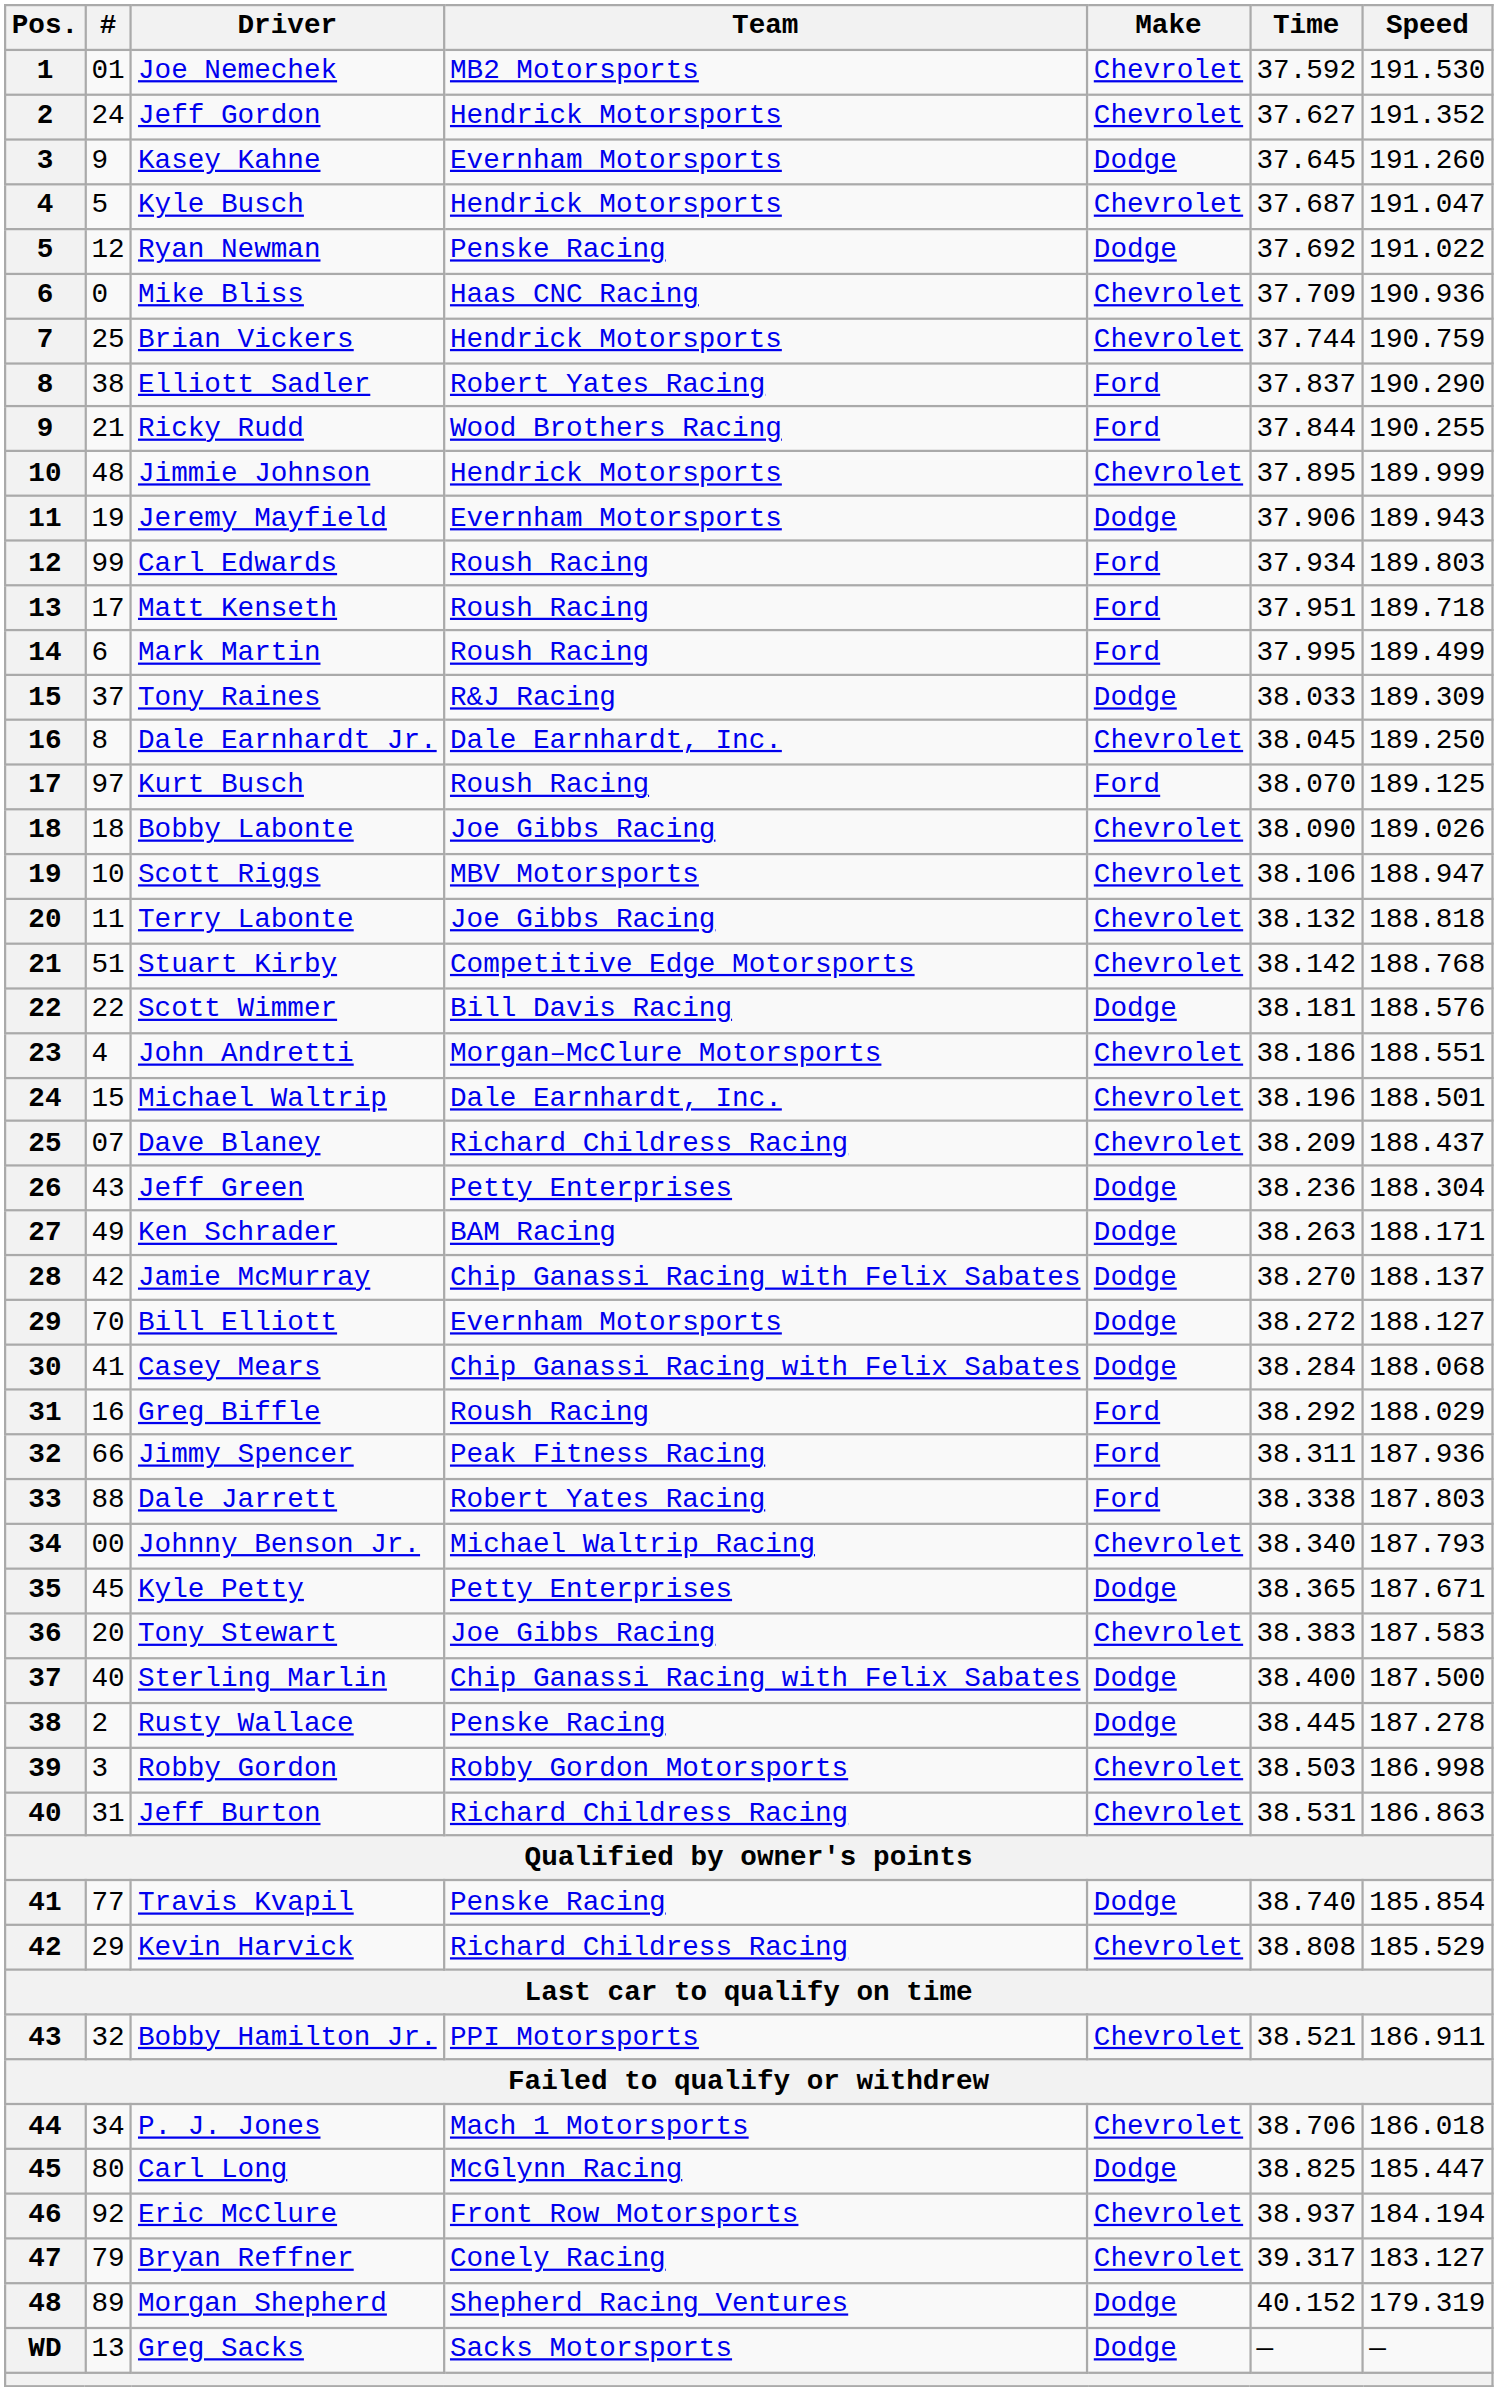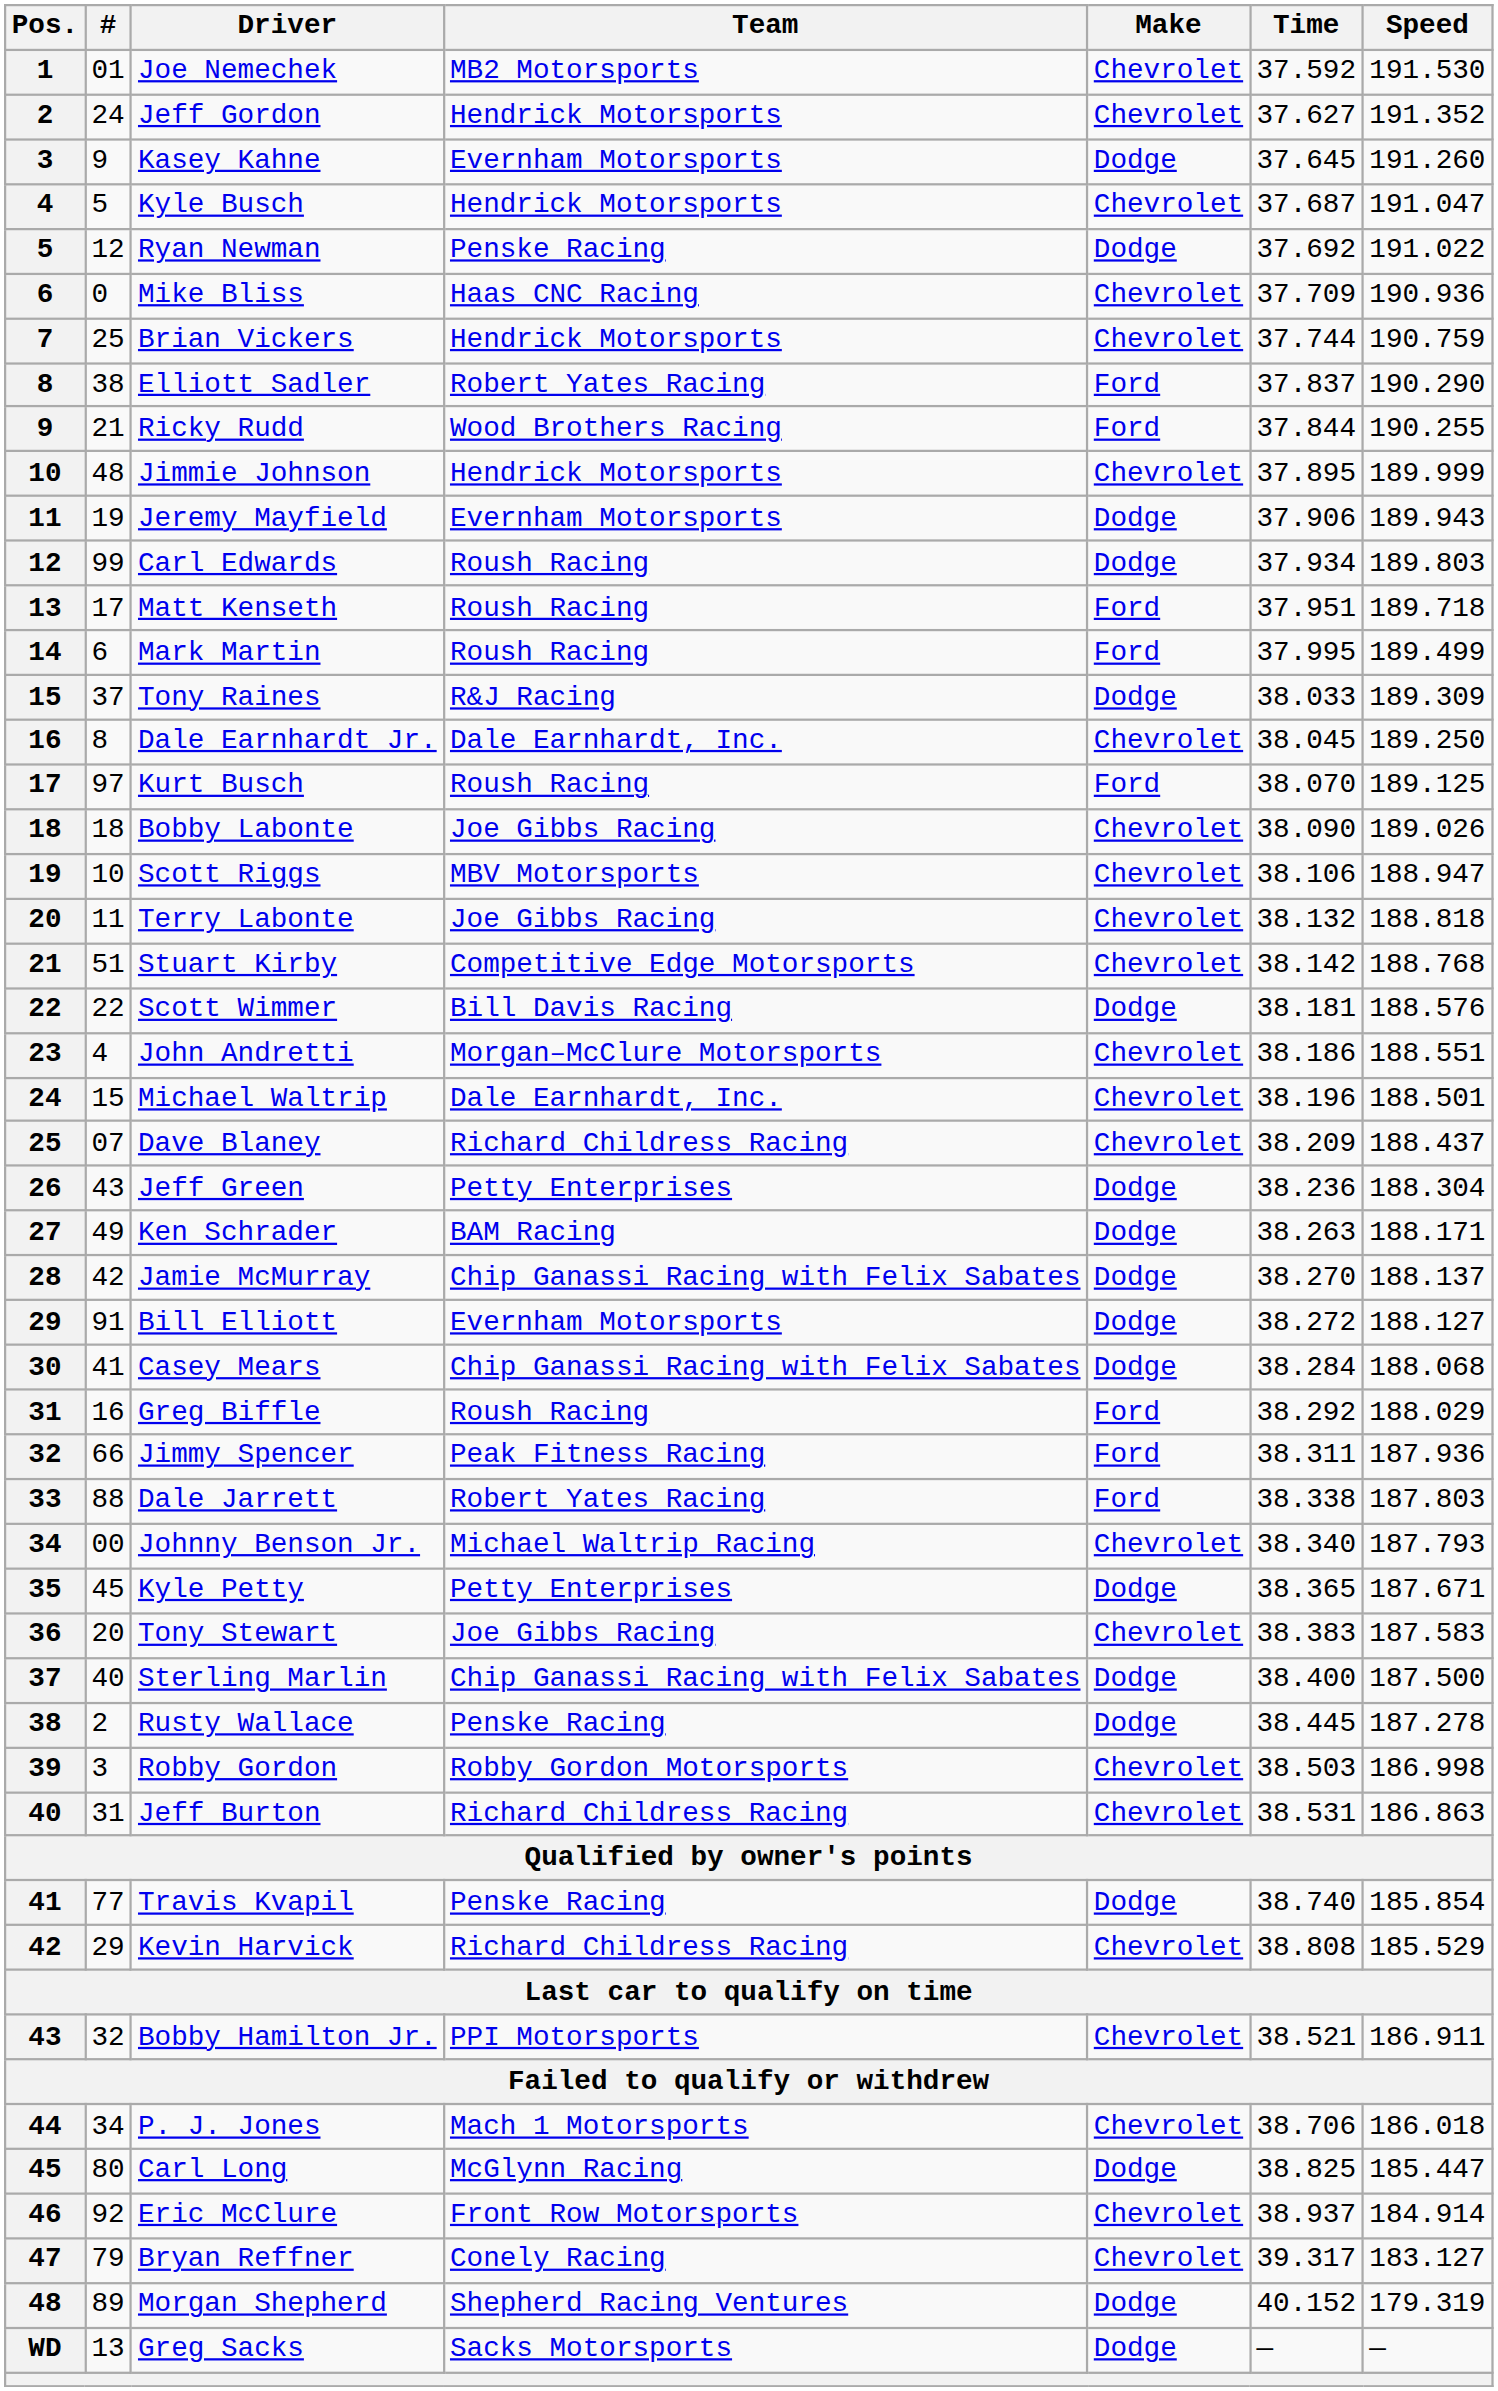(1127, 564) Ford -> (1135, 564) Dodge
(108, 1323) 70 -> (108, 1323) 91
(1427, 2216) 184.194 -> (1427, 2216) 184.914
